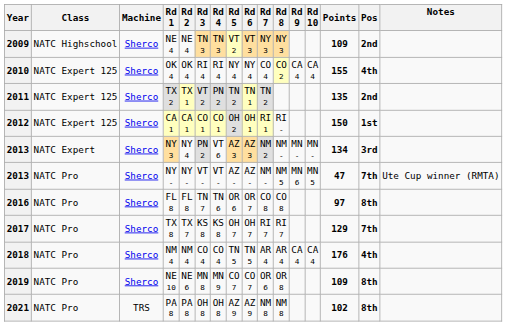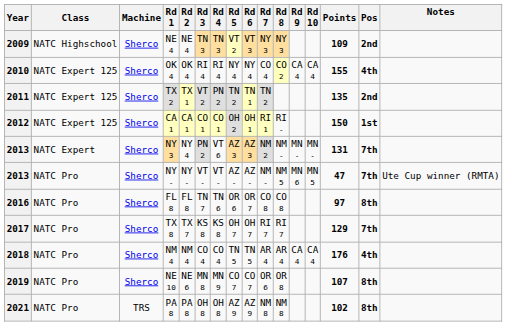(340, 150) 134 -> (340, 150) 131
(369, 150) 3rd -> (369, 150) 7th
(340, 281) 109 -> (340, 281) 107
